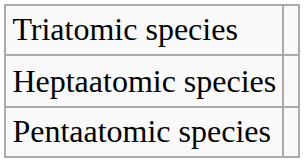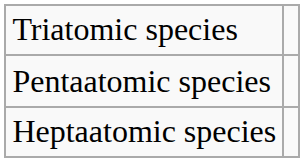rows swapped: (142, 131) <-> (144, 80)
